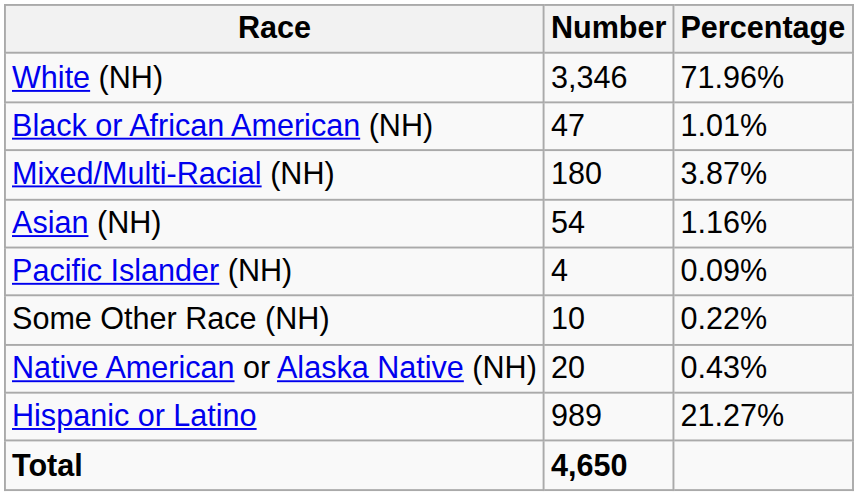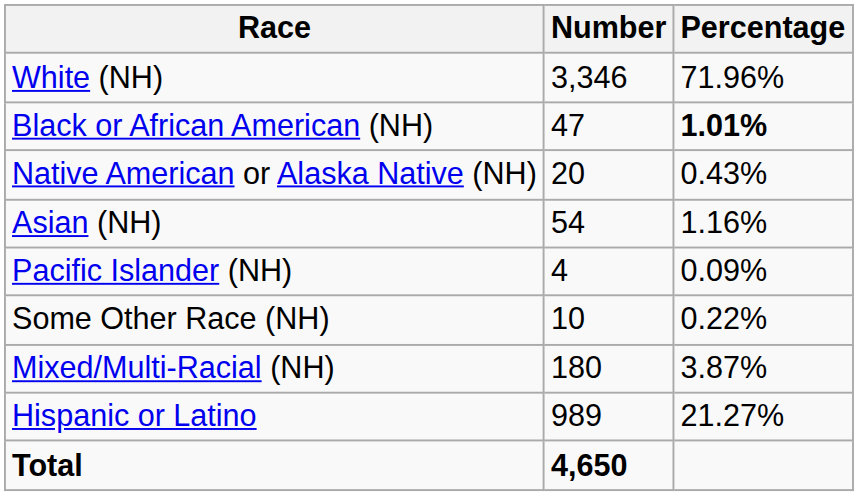(724, 125) normal -> (724, 125) bold
rows swapped: (274, 367) <-> (173, 174)
